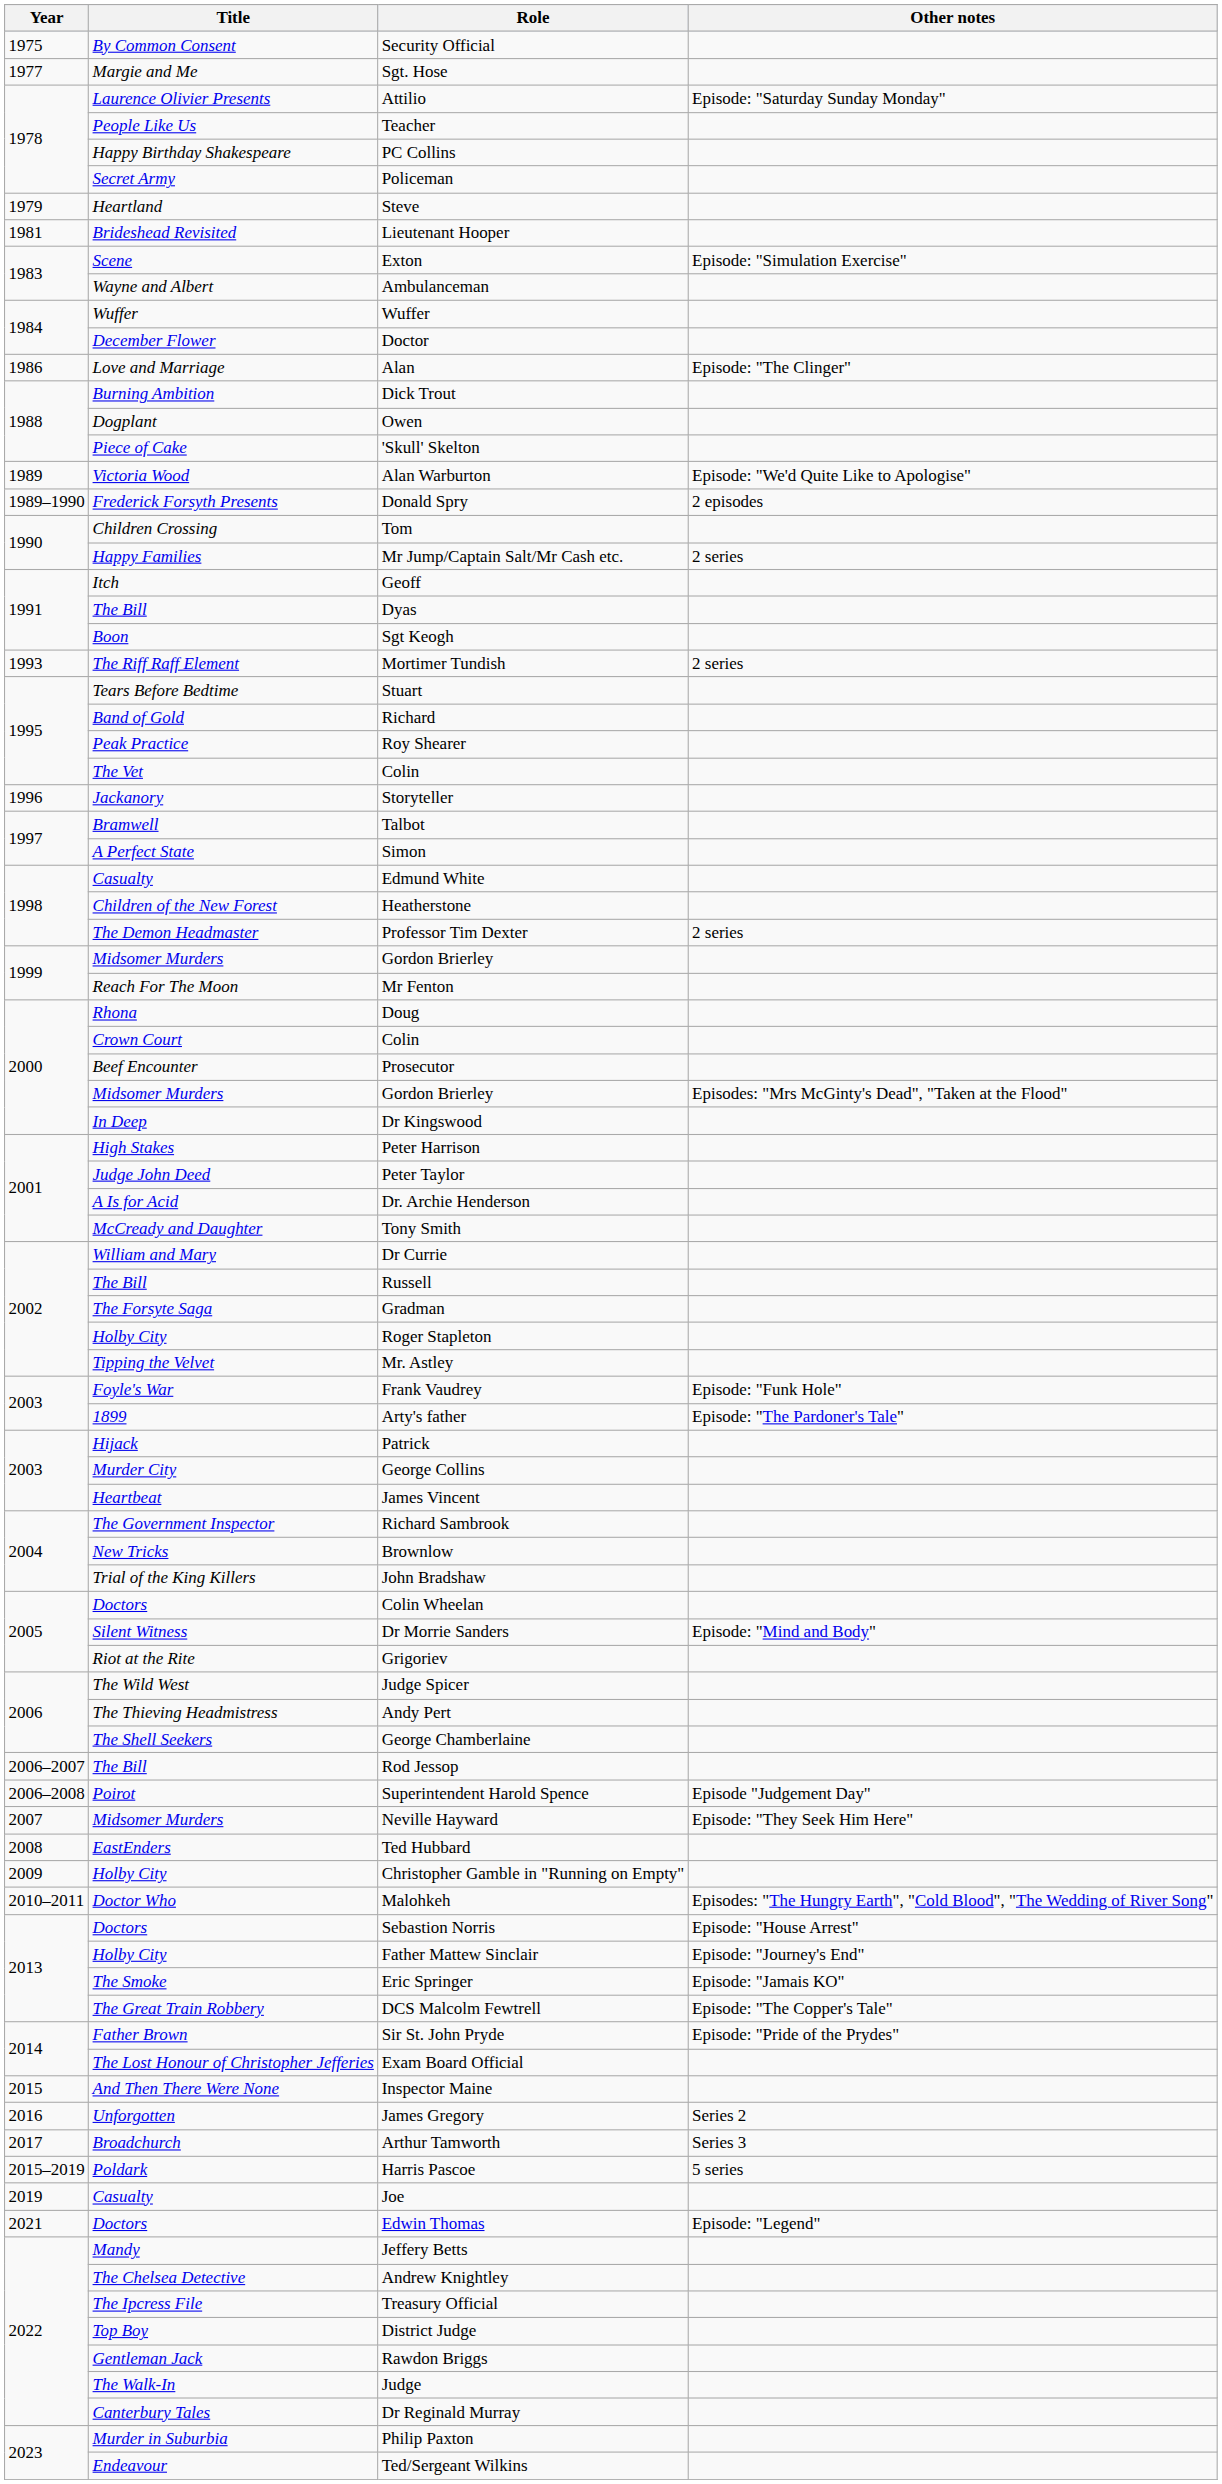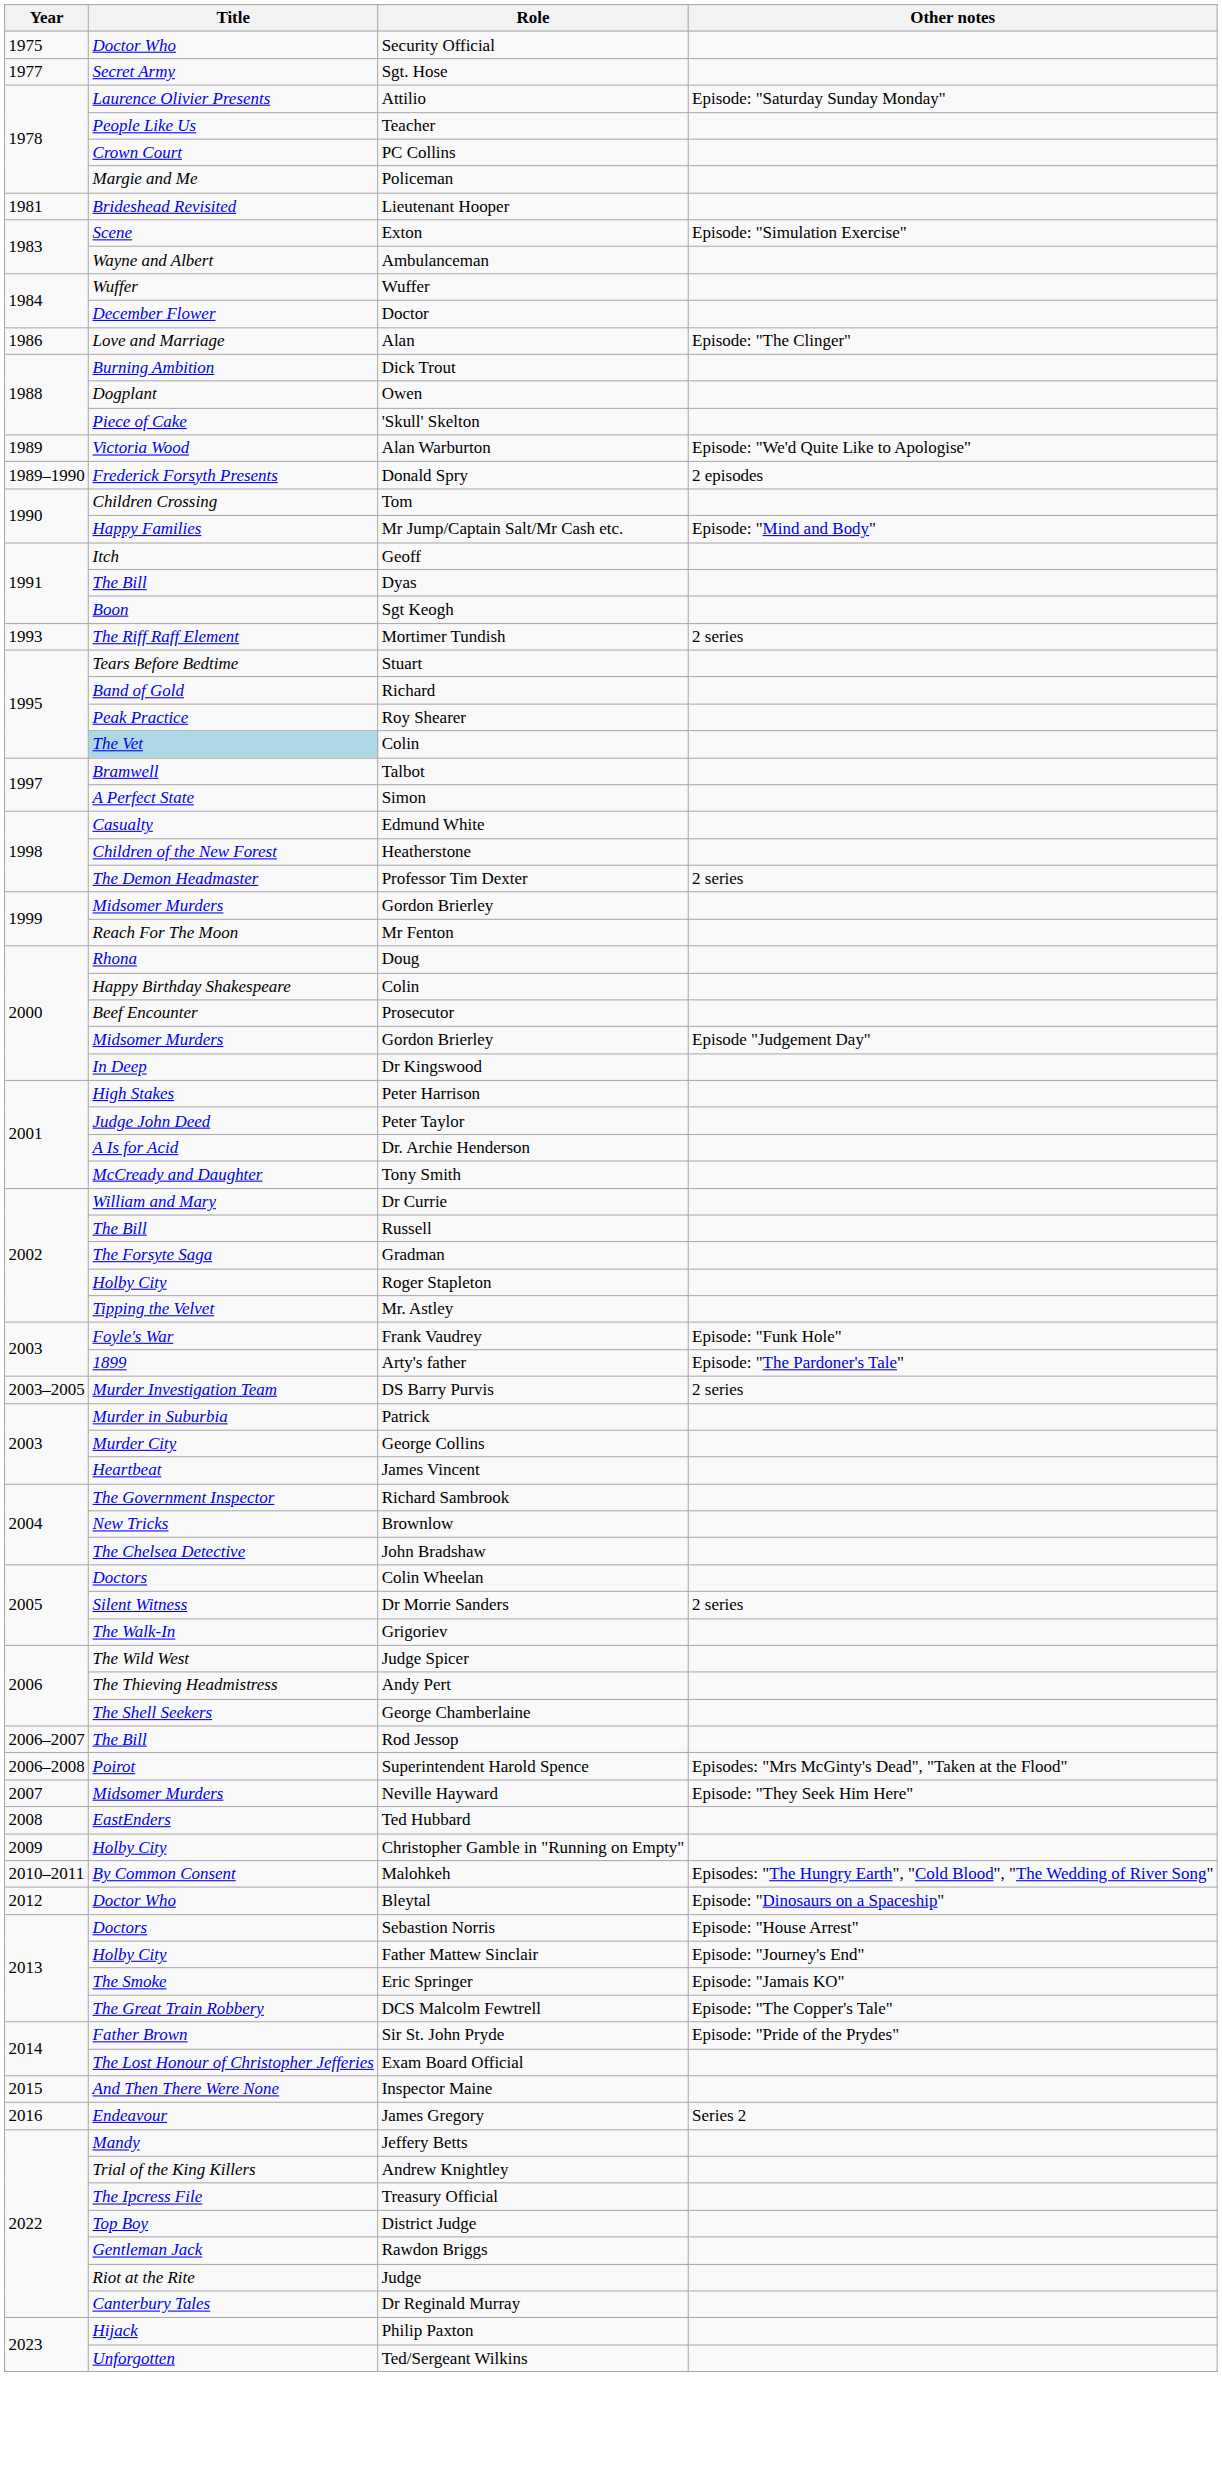(164, 44) By Common Consent -> (134, 44) Doctor Who
(145, 71) Margie and Me -> (134, 71) Secret Army
(192, 152) Happy Birthday Shakespeare -> (137, 152) Crown Court
(134, 179) Secret Army -> (145, 179) Margie and Me
- row: (25, 206)
(718, 555) 2 series -> (784, 529) Episode: "Mind and Body"
(118, 771) no background -> (118, 744) lightblue background
- row: (25, 797)
(137, 1040) Crown Court -> (192, 986) Happy Birthday Shakespeare
(880, 1093) Episodes: "Mrs McGinty's Dead", "Taken at the Flood" -> (781, 1040) Episode "Judgement Day"
+ row: (47, 1389)
(115, 1443) Hijack -> (160, 1416) Murder in Suburbia
(174, 1578) Trial of the King Killers -> (169, 1551) The Chelsea Detective
(784, 1631) Episode: "Mind and Body" -> (718, 1604) 2 series
(144, 1658) Riot at the Rite -> (134, 1631) The Walk-In
(781, 1793) Episode "Judgement Day" -> (880, 1766) Episodes: "Mrs McGinty's Dead", "Taken at the Flood"
(134, 1900) Doctor Who -> (164, 1873) By Common Consent
+ row: (25, 1900)
(134, 2115) Unforgotten -> (130, 2115) Endeavour
- row: (25, 2142)
- row: (47, 2169)
- row: (25, 2196)
- row: (25, 2223)
(169, 2277) The Chelsea Detective -> (174, 2169) Trial of the King Killers
(134, 2384) The Walk-In -> (144, 2277) Riot at the Rite
(160, 2438) Murder in Suburbia -> (115, 2331) Hijack
(130, 2465) Endeavour -> (134, 2358) Unforgotten
